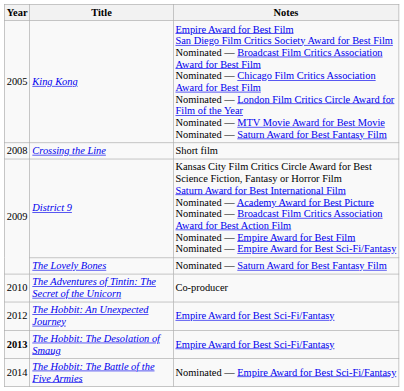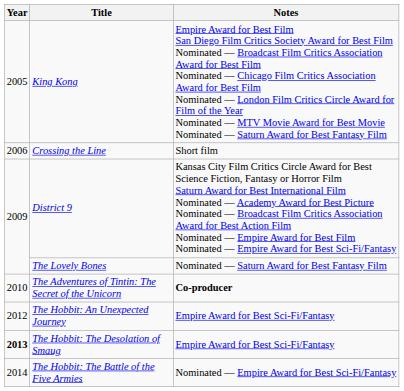(17, 151) 2008 -> (17, 151) 2006
(202, 288) normal -> (204, 288) bold
